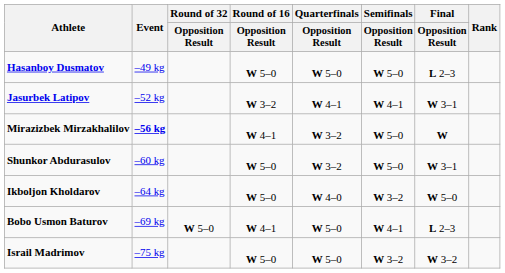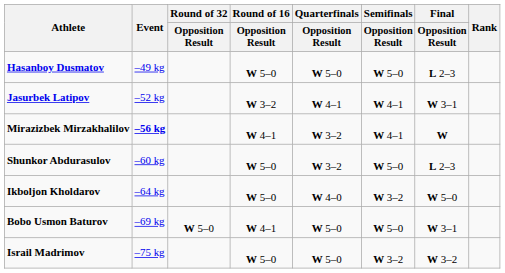(388, 136) W 5–0 -> (388, 136) W 4–1
(442, 167) W 3–1 -> (442, 167) L 2–3
(388, 228) W 4–1 -> (388, 228) W 5–0
(442, 228) L 2–3 -> (442, 228) W 3–1
